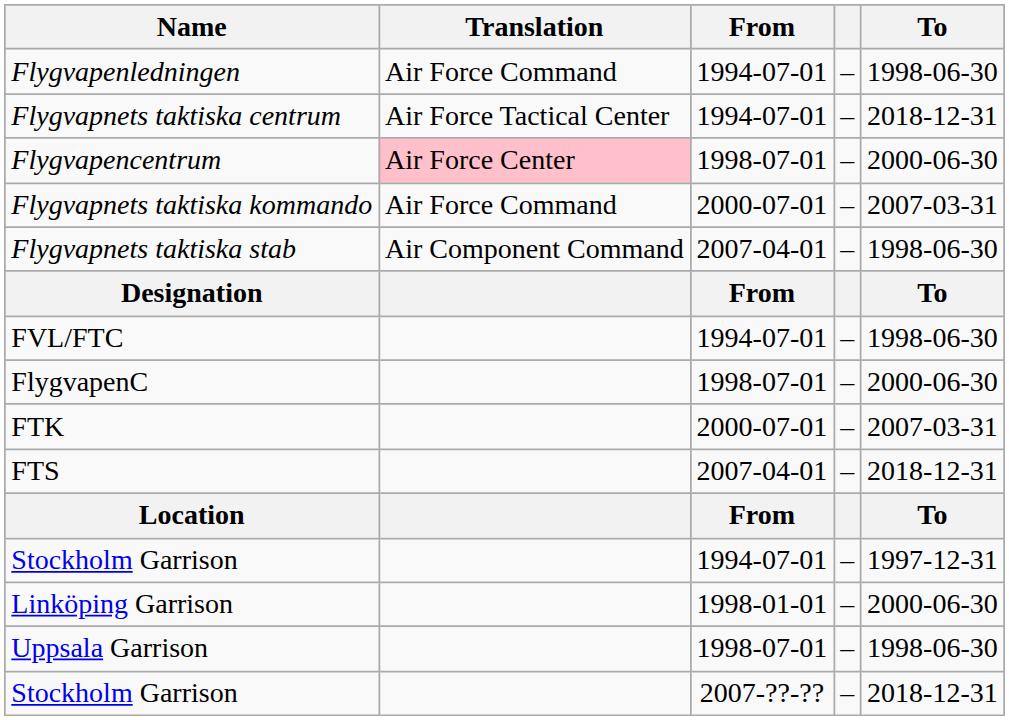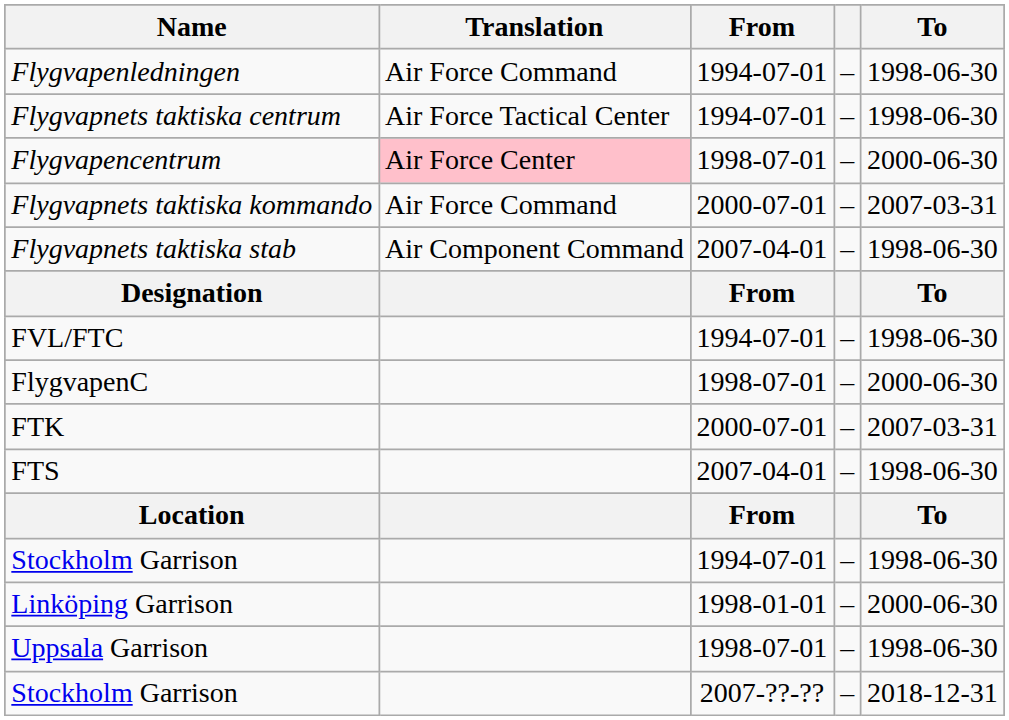(932, 115) 2018-12-31 -> (932, 115) 1998-06-30
(932, 470) 2018-12-31 -> (932, 470) 1998-06-30
(932, 559) 1997-12-31 -> (932, 559) 1998-06-30
